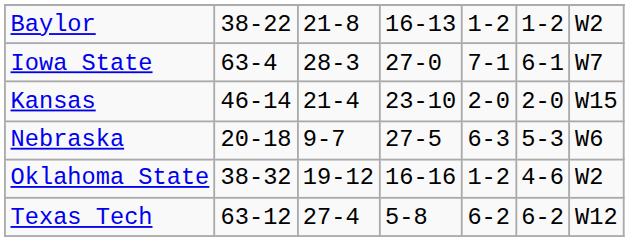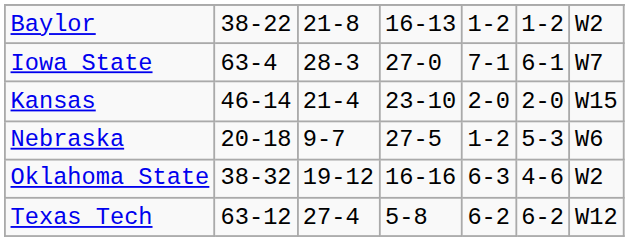(489, 140) 6-3 -> (489, 140) 1-2
(489, 178) 1-2 -> (489, 178) 6-3
